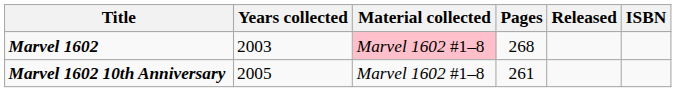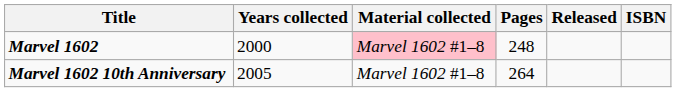(254, 45) 2003 -> (254, 45) 2000
(522, 45) 268 -> (522, 45) 248
(522, 73) 261 -> (522, 73) 264
